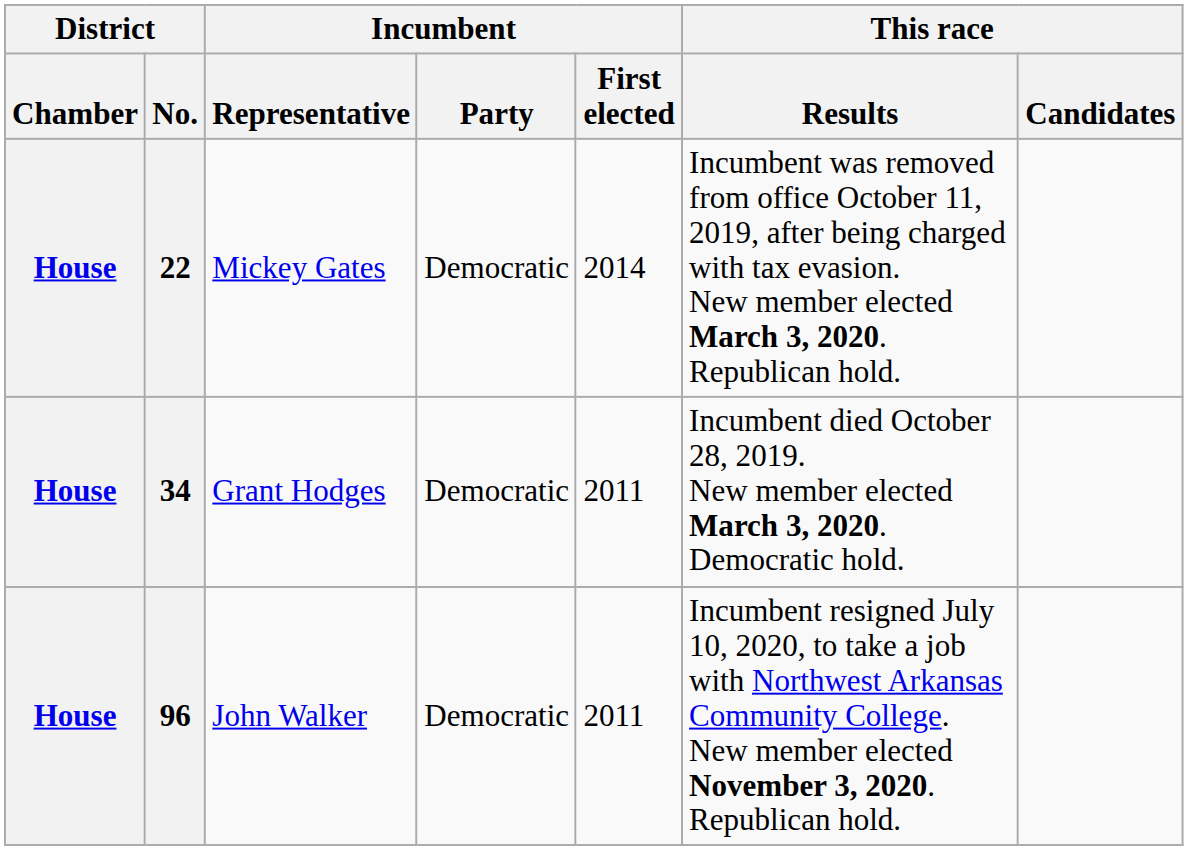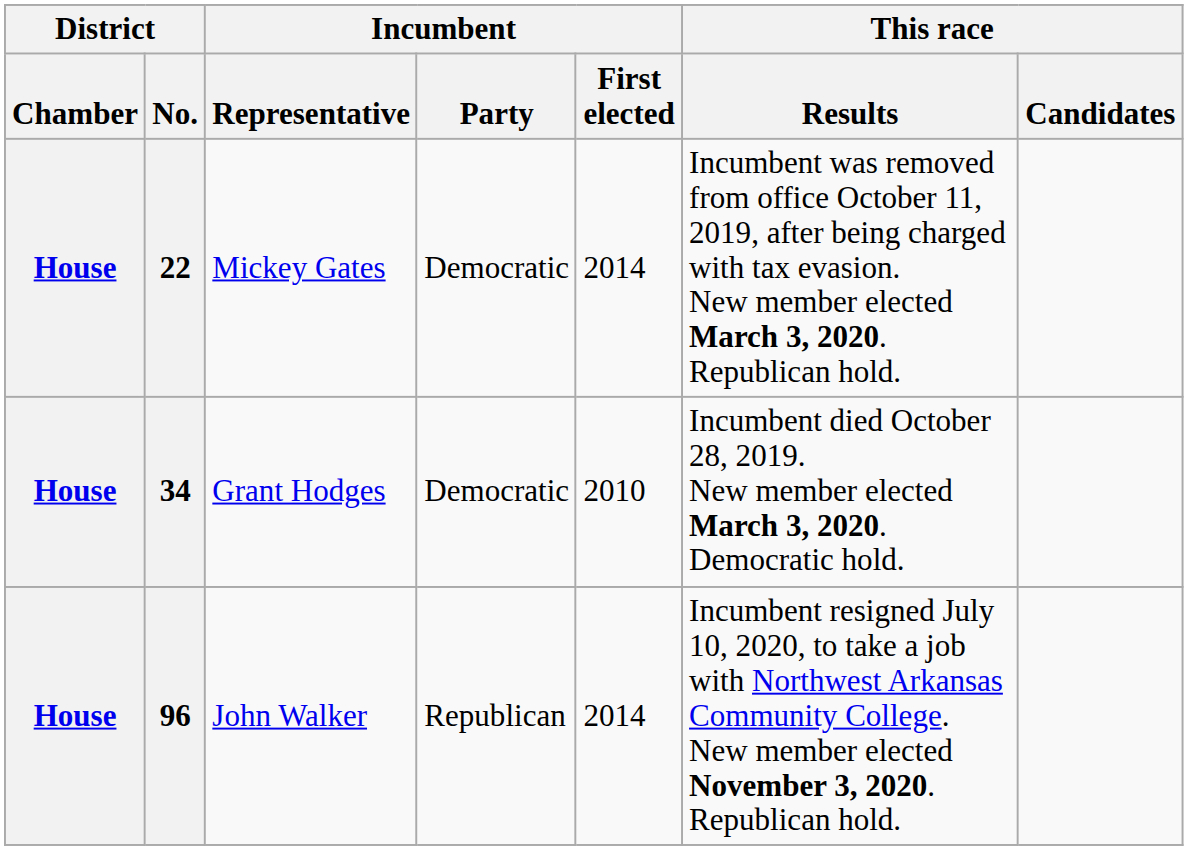(614, 491) 2011 -> (614, 491) 2010
(497, 714) Democratic -> (495, 714) Republican
(614, 714) 2011 -> (614, 714) 2014
